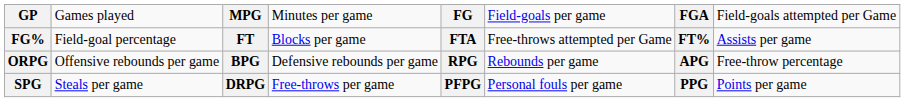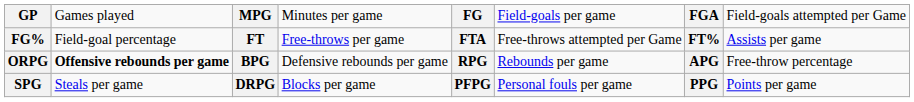(319, 39) Blocks per game -> (343, 39) Free-throws per game
(137, 62) normal -> (142, 62) bold
(333, 85) Free-throws per game -> (329, 85) Blocks per game
